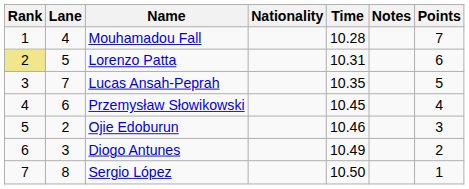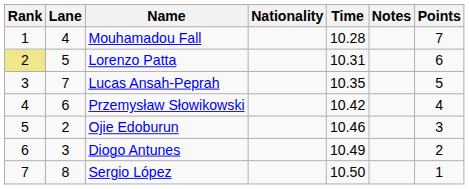(348, 105) 10.45 -> (348, 105) 10.42
